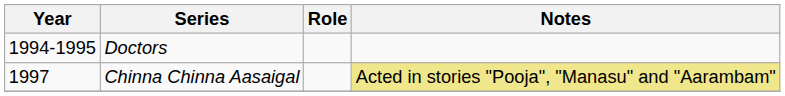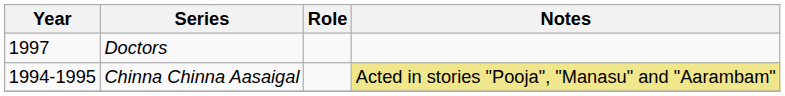(52, 47) 1994-1995 -> (29, 47) 1997
(29, 76) 1997 -> (52, 76) 1994-1995
